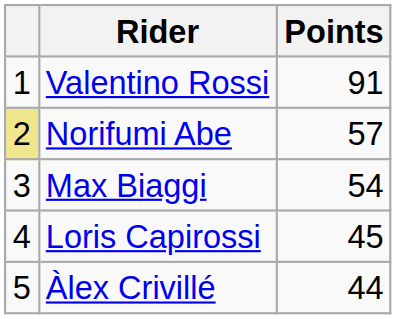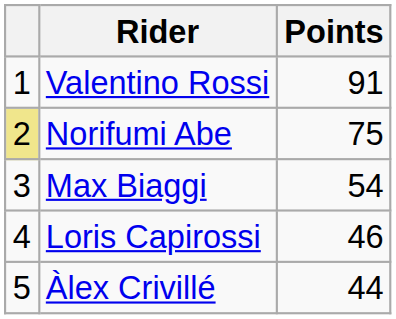(366, 134) 57 -> (366, 134) 75
(366, 237) 45 -> (366, 237) 46
